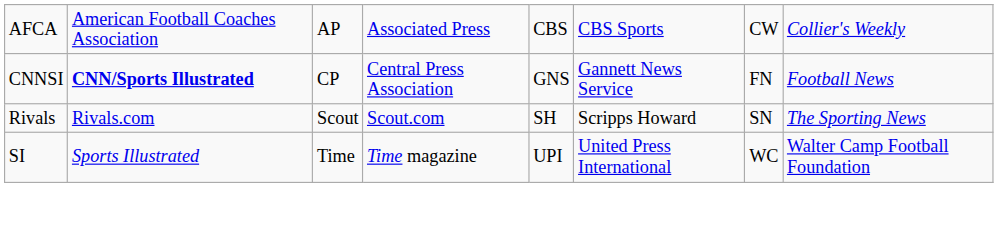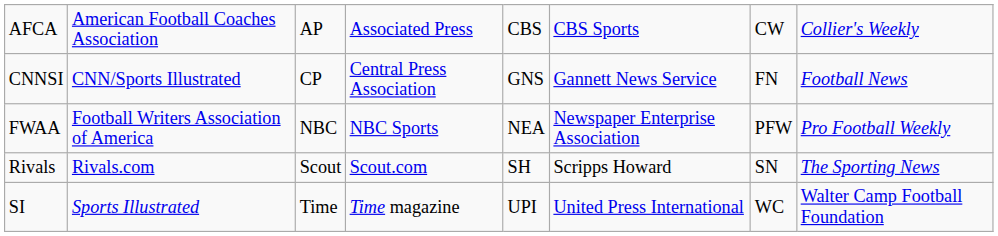(163, 78) bold -> (156, 78) normal
+ row: (35, 128)
